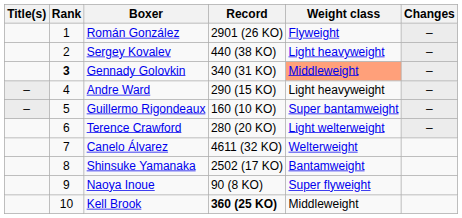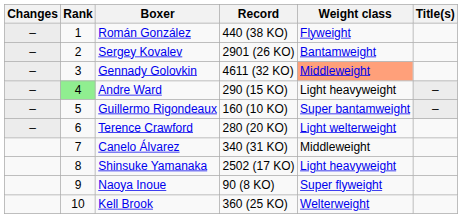columns swapped: (429, 14) <-> (27, 14)
(247, 33) 2901 (26 KO) -> (255, 33) 440 (38 KO)
(244, 52) 440 (38 KO) -> (259, 52) 2901 (26 KO)
(337, 52) Light heavyweight -> (338, 52) Bantamweight
(66, 71) bold -> (78, 71) normal
(244, 71) 340 (31 KO) -> (258, 71) 4611 (32 KO)
(66, 90) no background -> (78, 90) lightgreen background
(247, 147) 4611 (32 KO) -> (255, 147) 340 (31 KO)
(323, 147) Welterweight -> (335, 147) Middleweight
(327, 166) Bantamweight -> (348, 166) Light heavyweight
(244, 204) bold -> (255, 204) normal
(324, 204) Middleweight -> (335, 204) Welterweight
